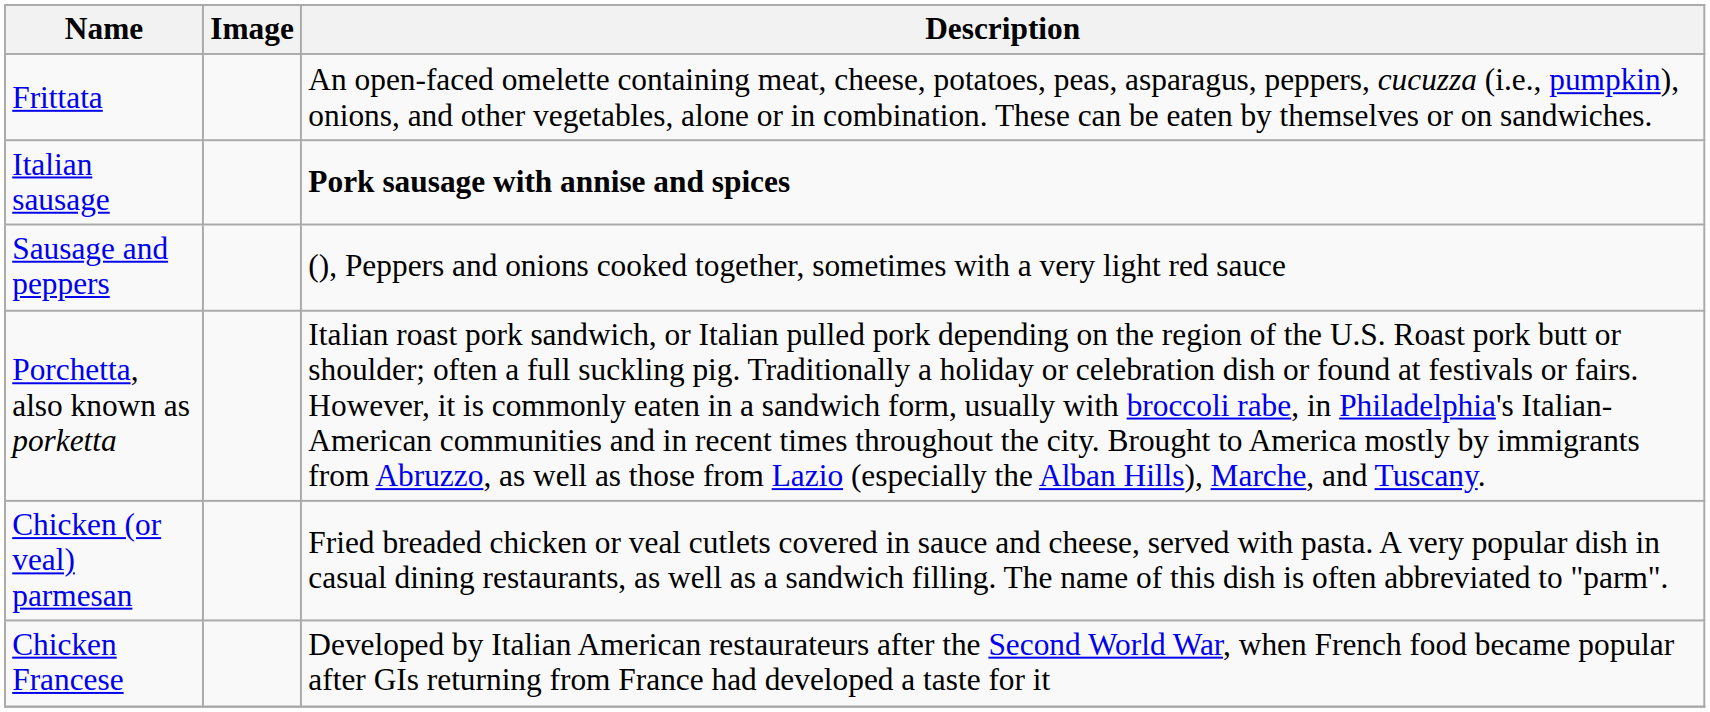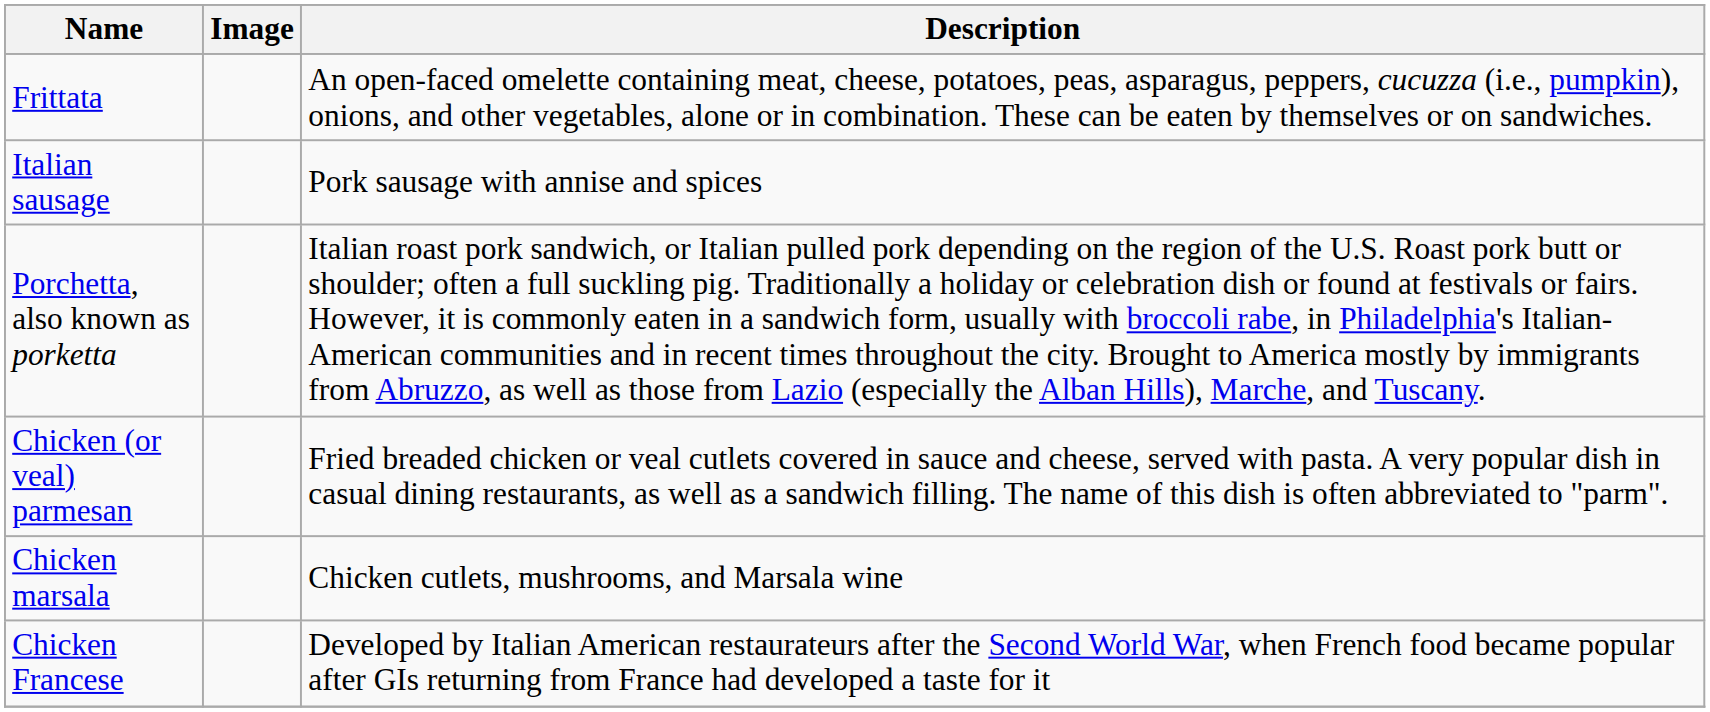(549, 181) bold -> (535, 181) normal
- row: (90, 266)
+ row: (64, 577)
